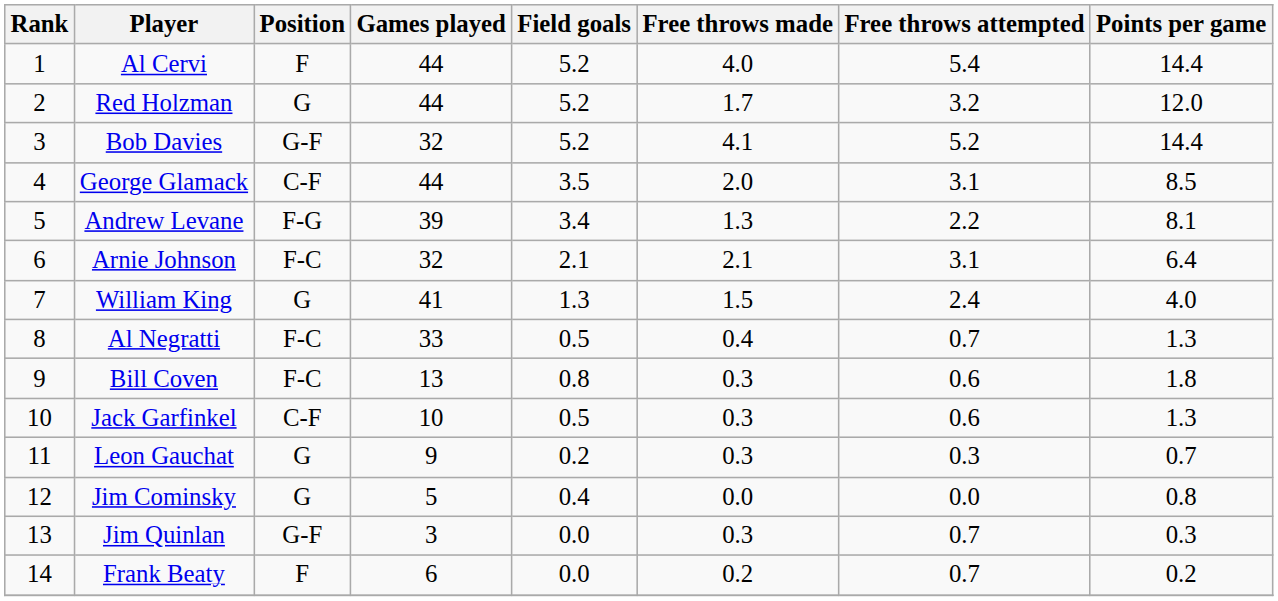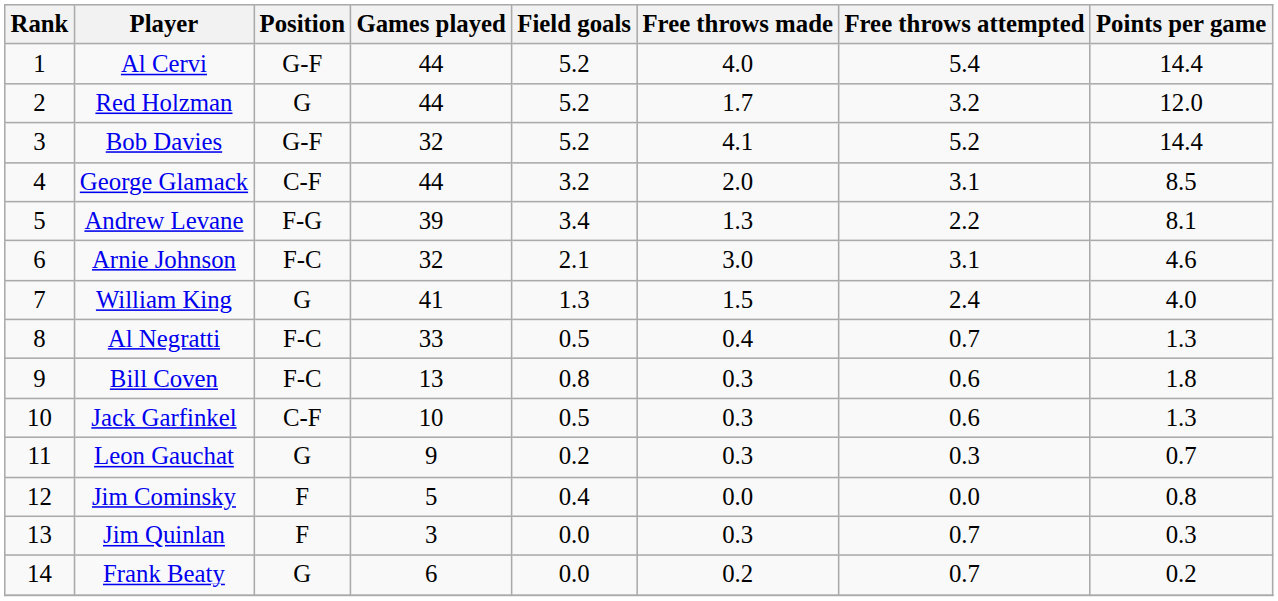(302, 63) F -> (302, 63) G-F
(574, 181) 3.5 -> (574, 181) 3.2
(738, 260) 2.1 -> (738, 260) 3.0
(1181, 260) 6.4 -> (1181, 260) 4.6
(302, 496) G -> (302, 496) F
(302, 535) G-F -> (302, 535) F
(302, 574) F -> (302, 574) G
